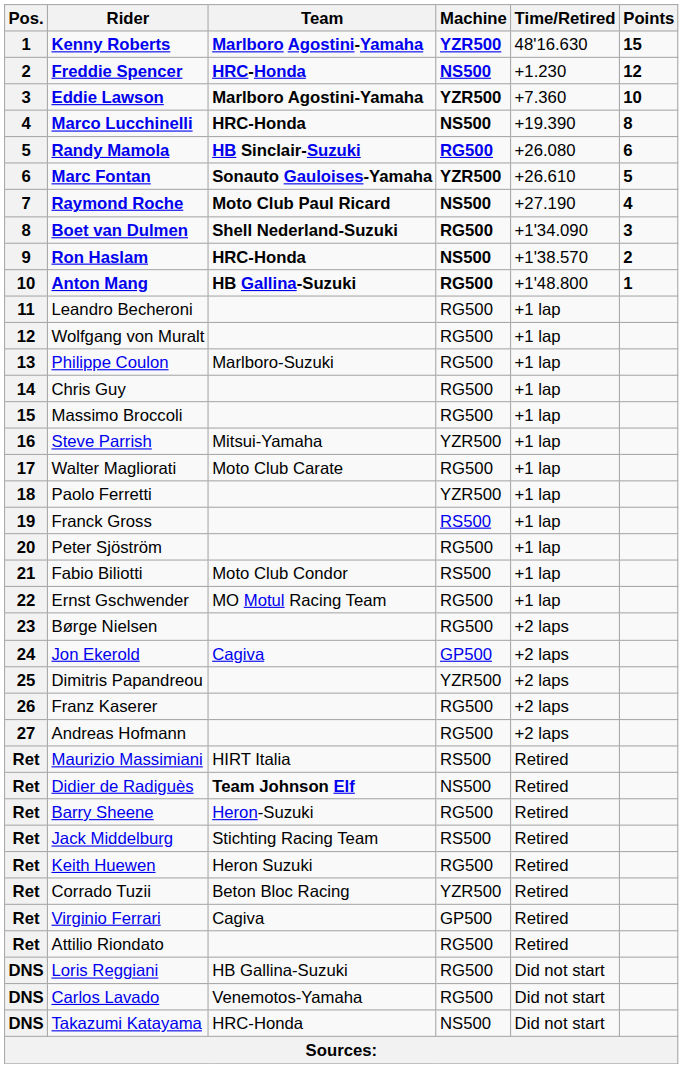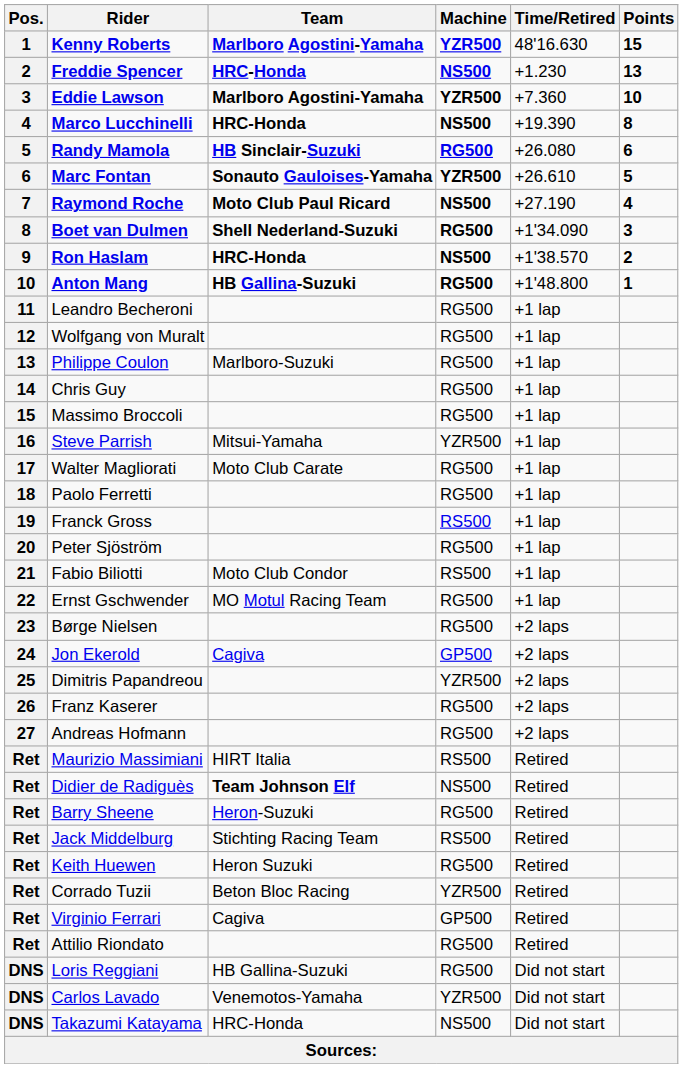(633, 71) 12 -> (633, 71) 13
(471, 494) YZR500 -> (466, 494) RG500
(466, 997) RG500 -> (471, 997) YZR500
